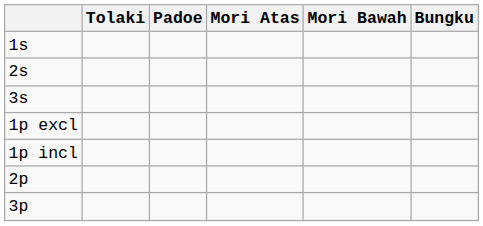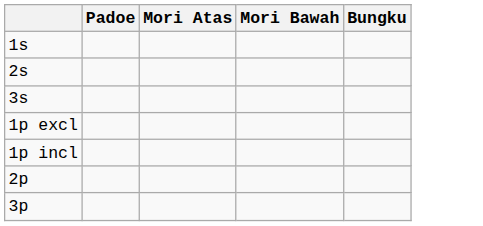- column: (116, 18)
